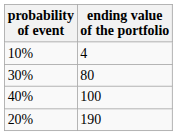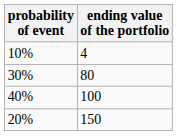(91, 119) 190 -> (91, 119) 150
